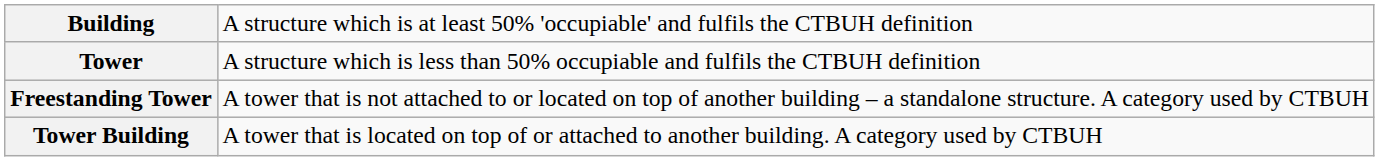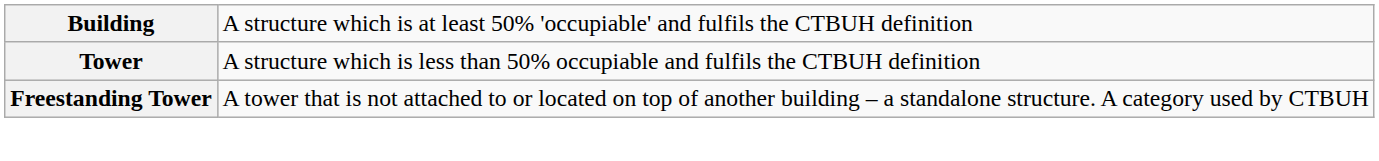- row: (111, 135)
